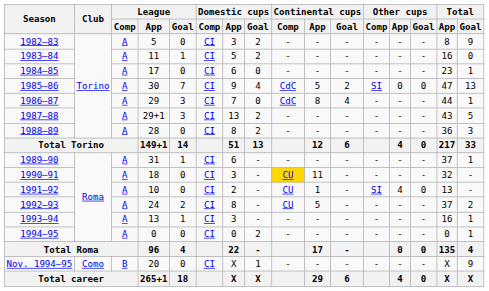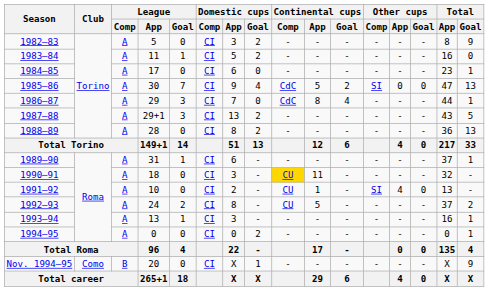(471, 130) 3 -> (471, 130) 13
